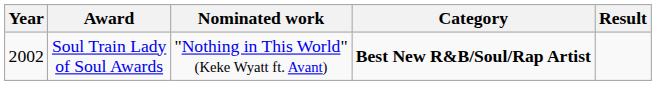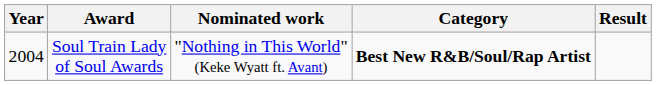(26, 56) 2002 -> (26, 56) 2004
